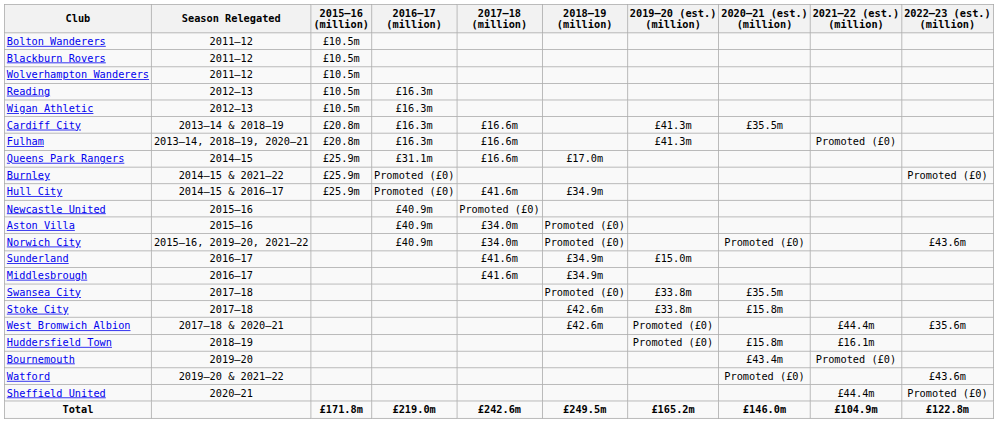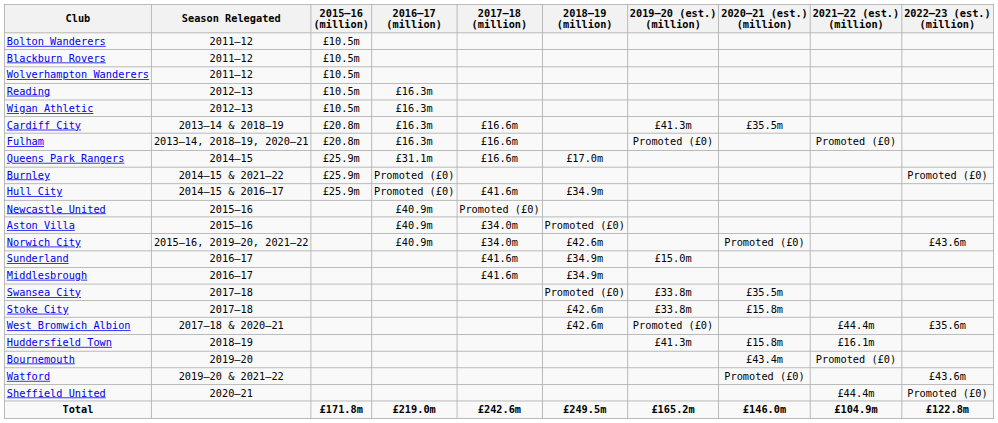(673, 142) £41.3m -> (673, 142) Promoted (£0)
(585, 242) Promoted (£0) -> (585, 242) £42.6m
(673, 343) Promoted (£0) -> (673, 343) £41.3m
